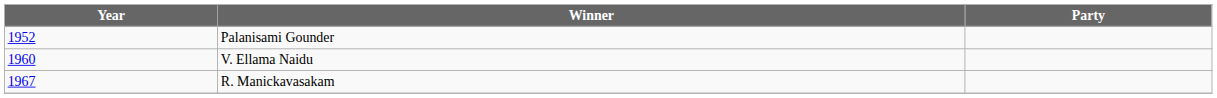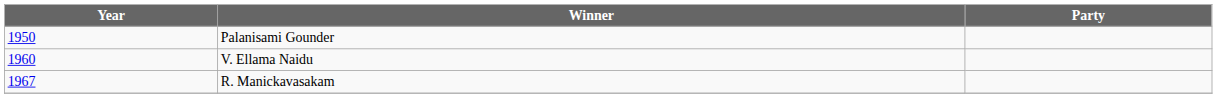(22, 37) 1952 -> (22, 37) 1950
